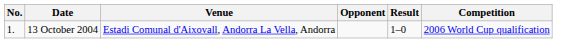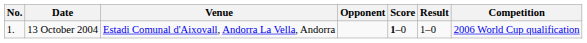+ column: (403, 12)
